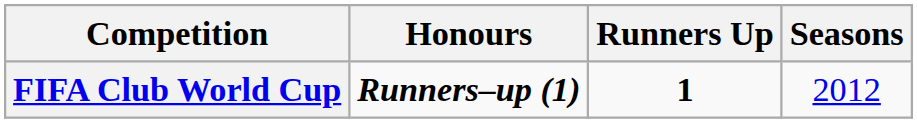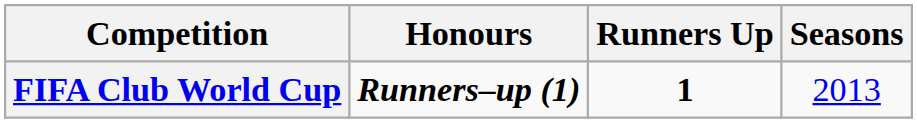(847, 89) 2012 -> (847, 89) 2013
